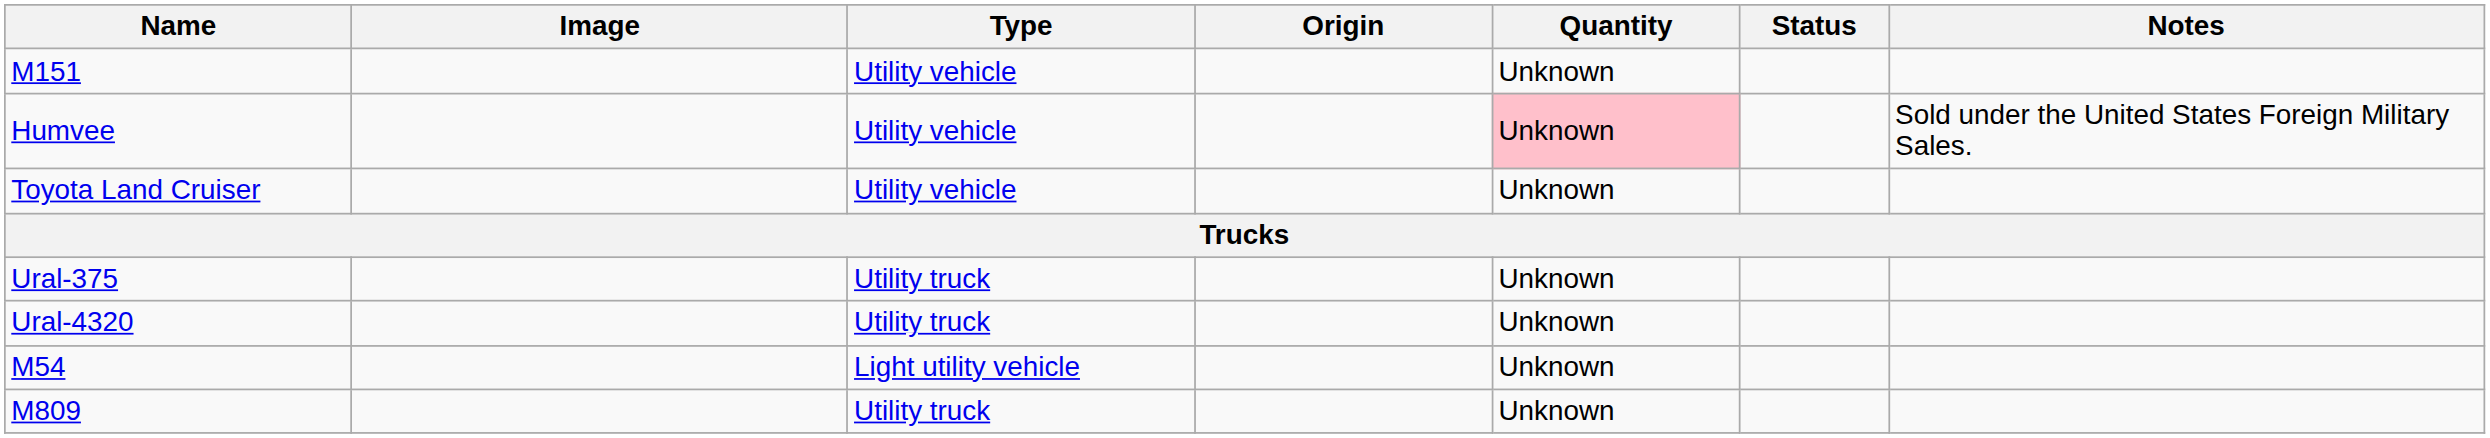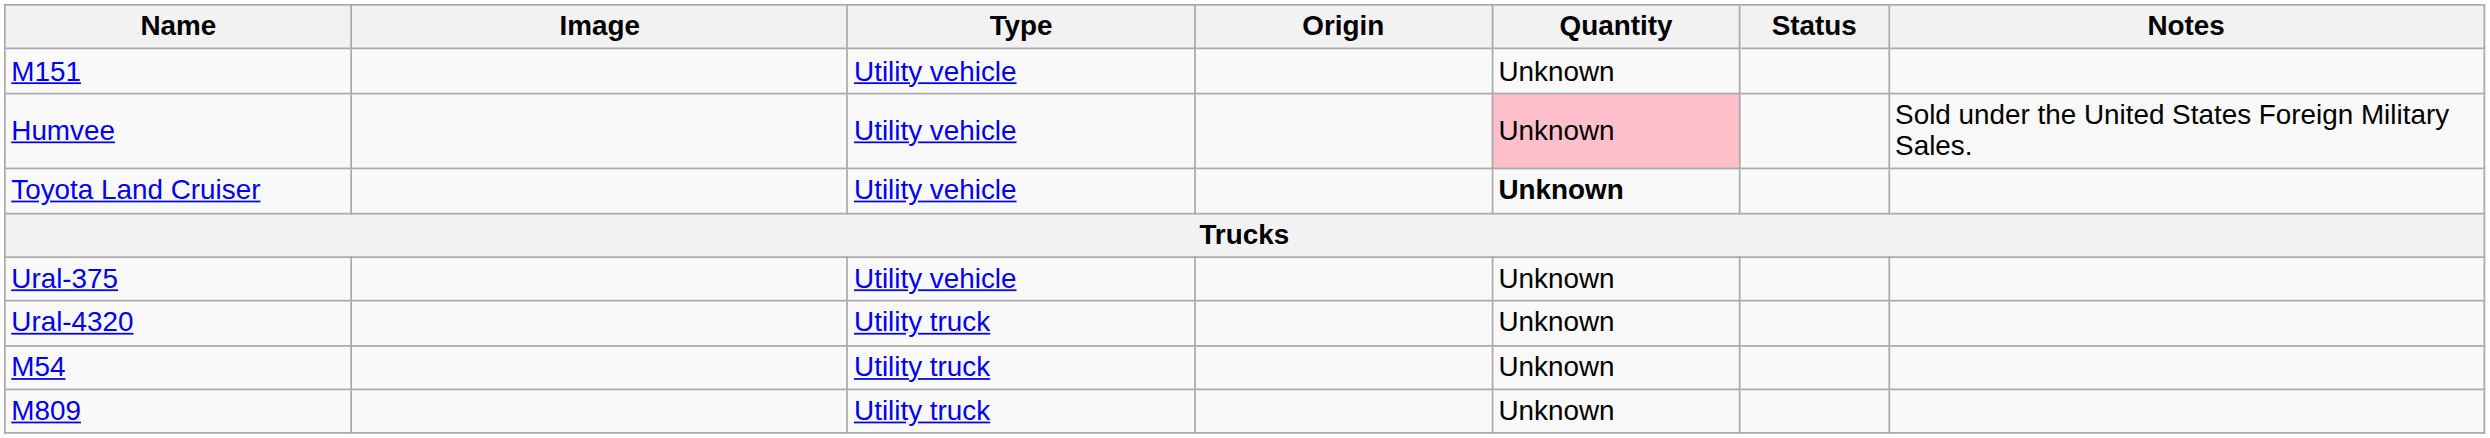(1557, 190) normal -> (1561, 190) bold
(922, 278) Utility truck -> (935, 278) Utility vehicle
(967, 366) Light utility vehicle -> (922, 366) Utility truck
